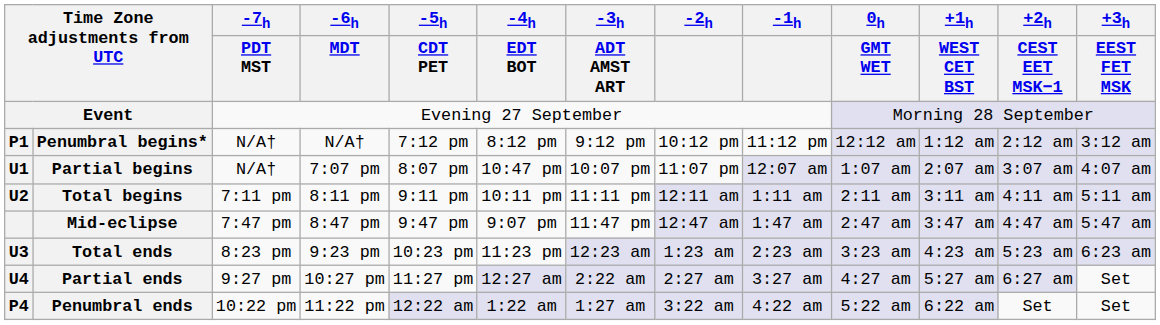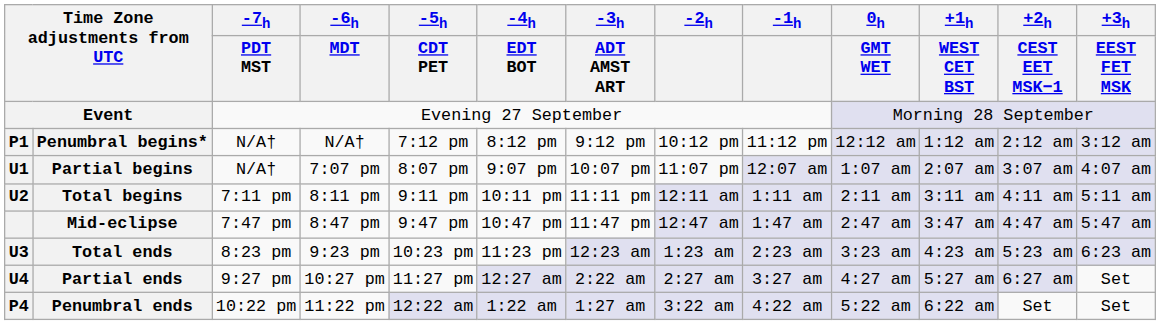(522, 170) 10:47 pm -> (522, 170) 9:07 pm
(522, 224) 9:07 pm -> (522, 224) 10:47 pm
